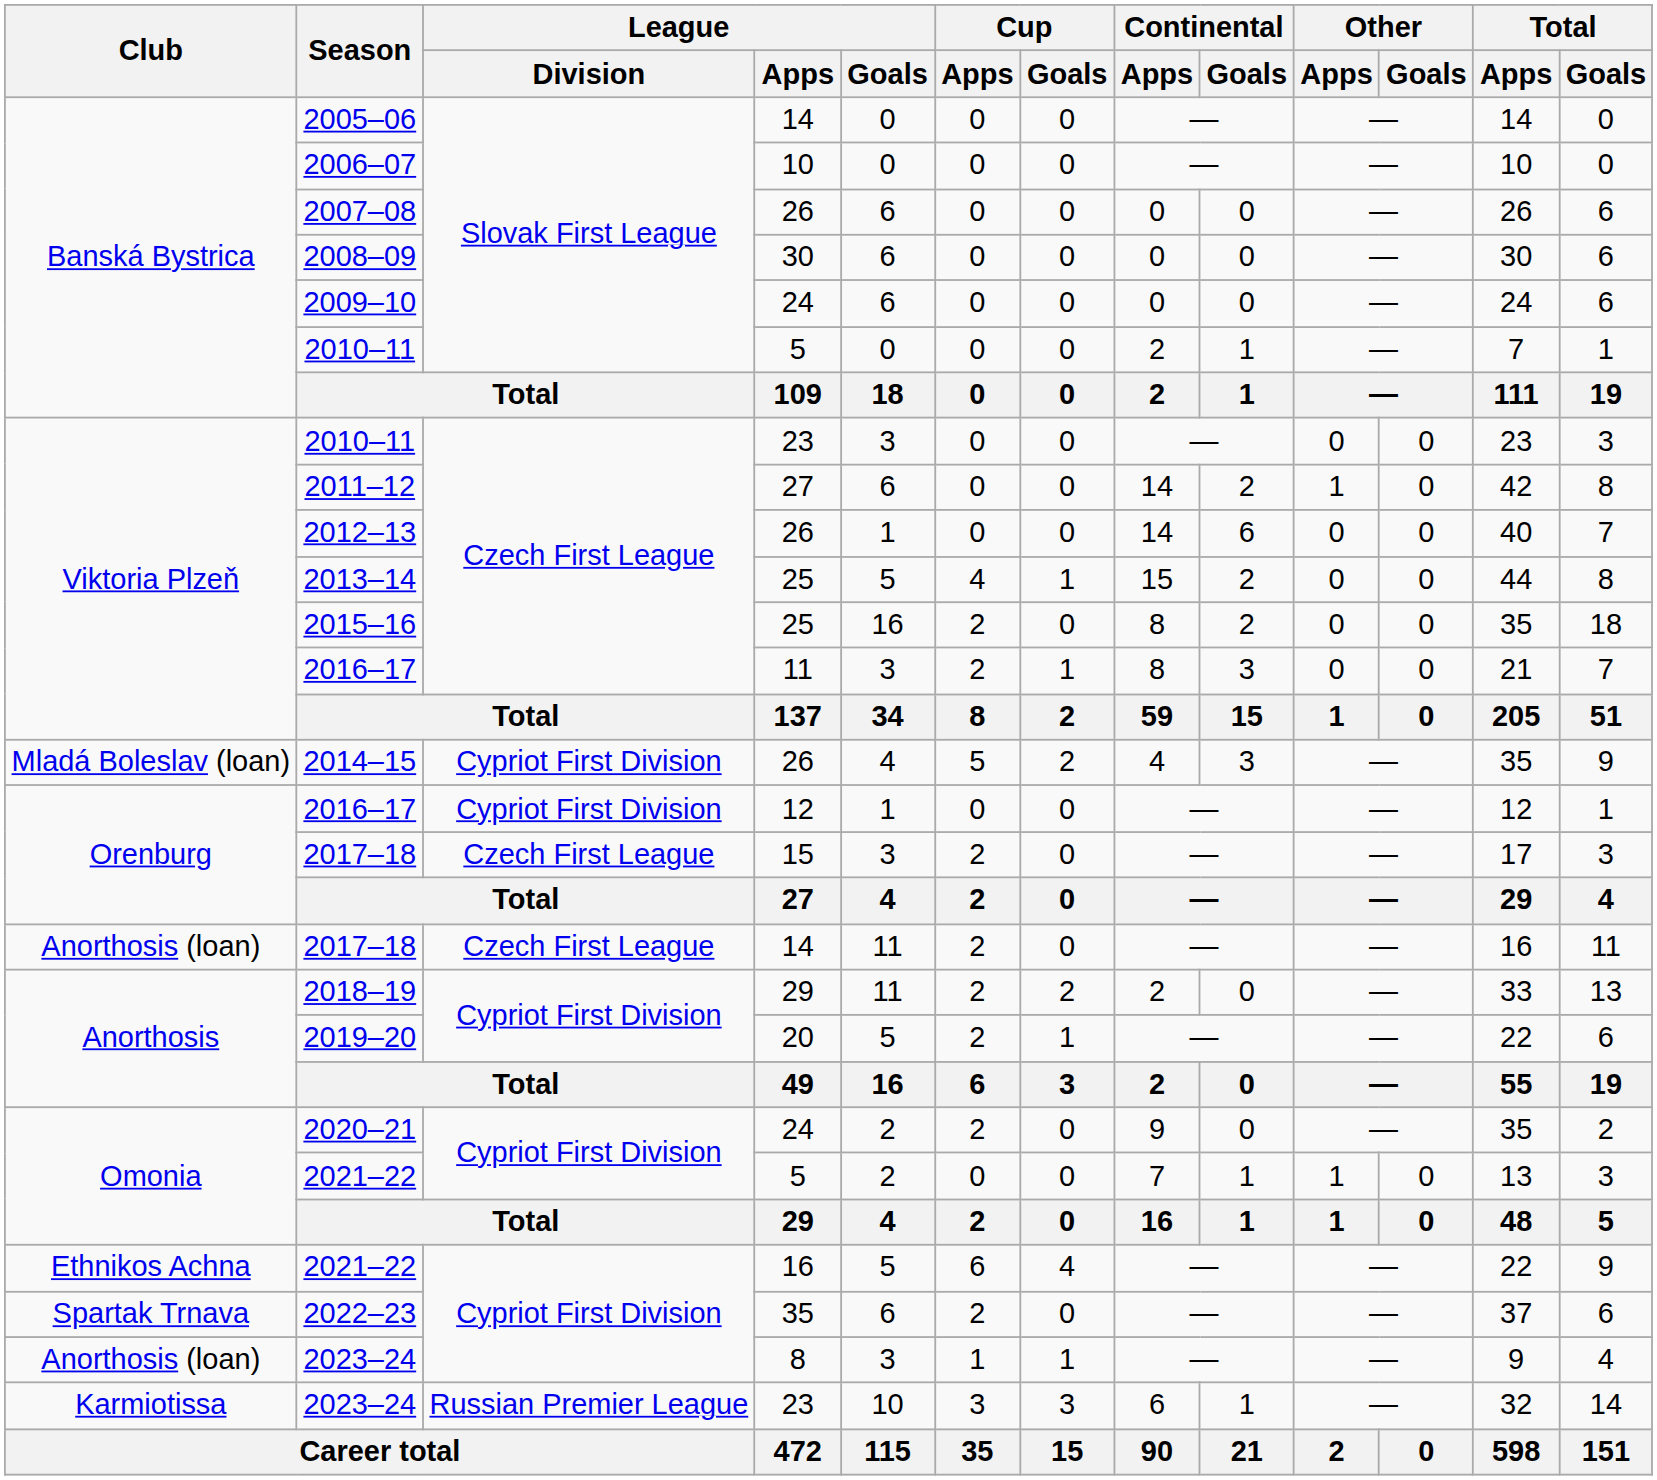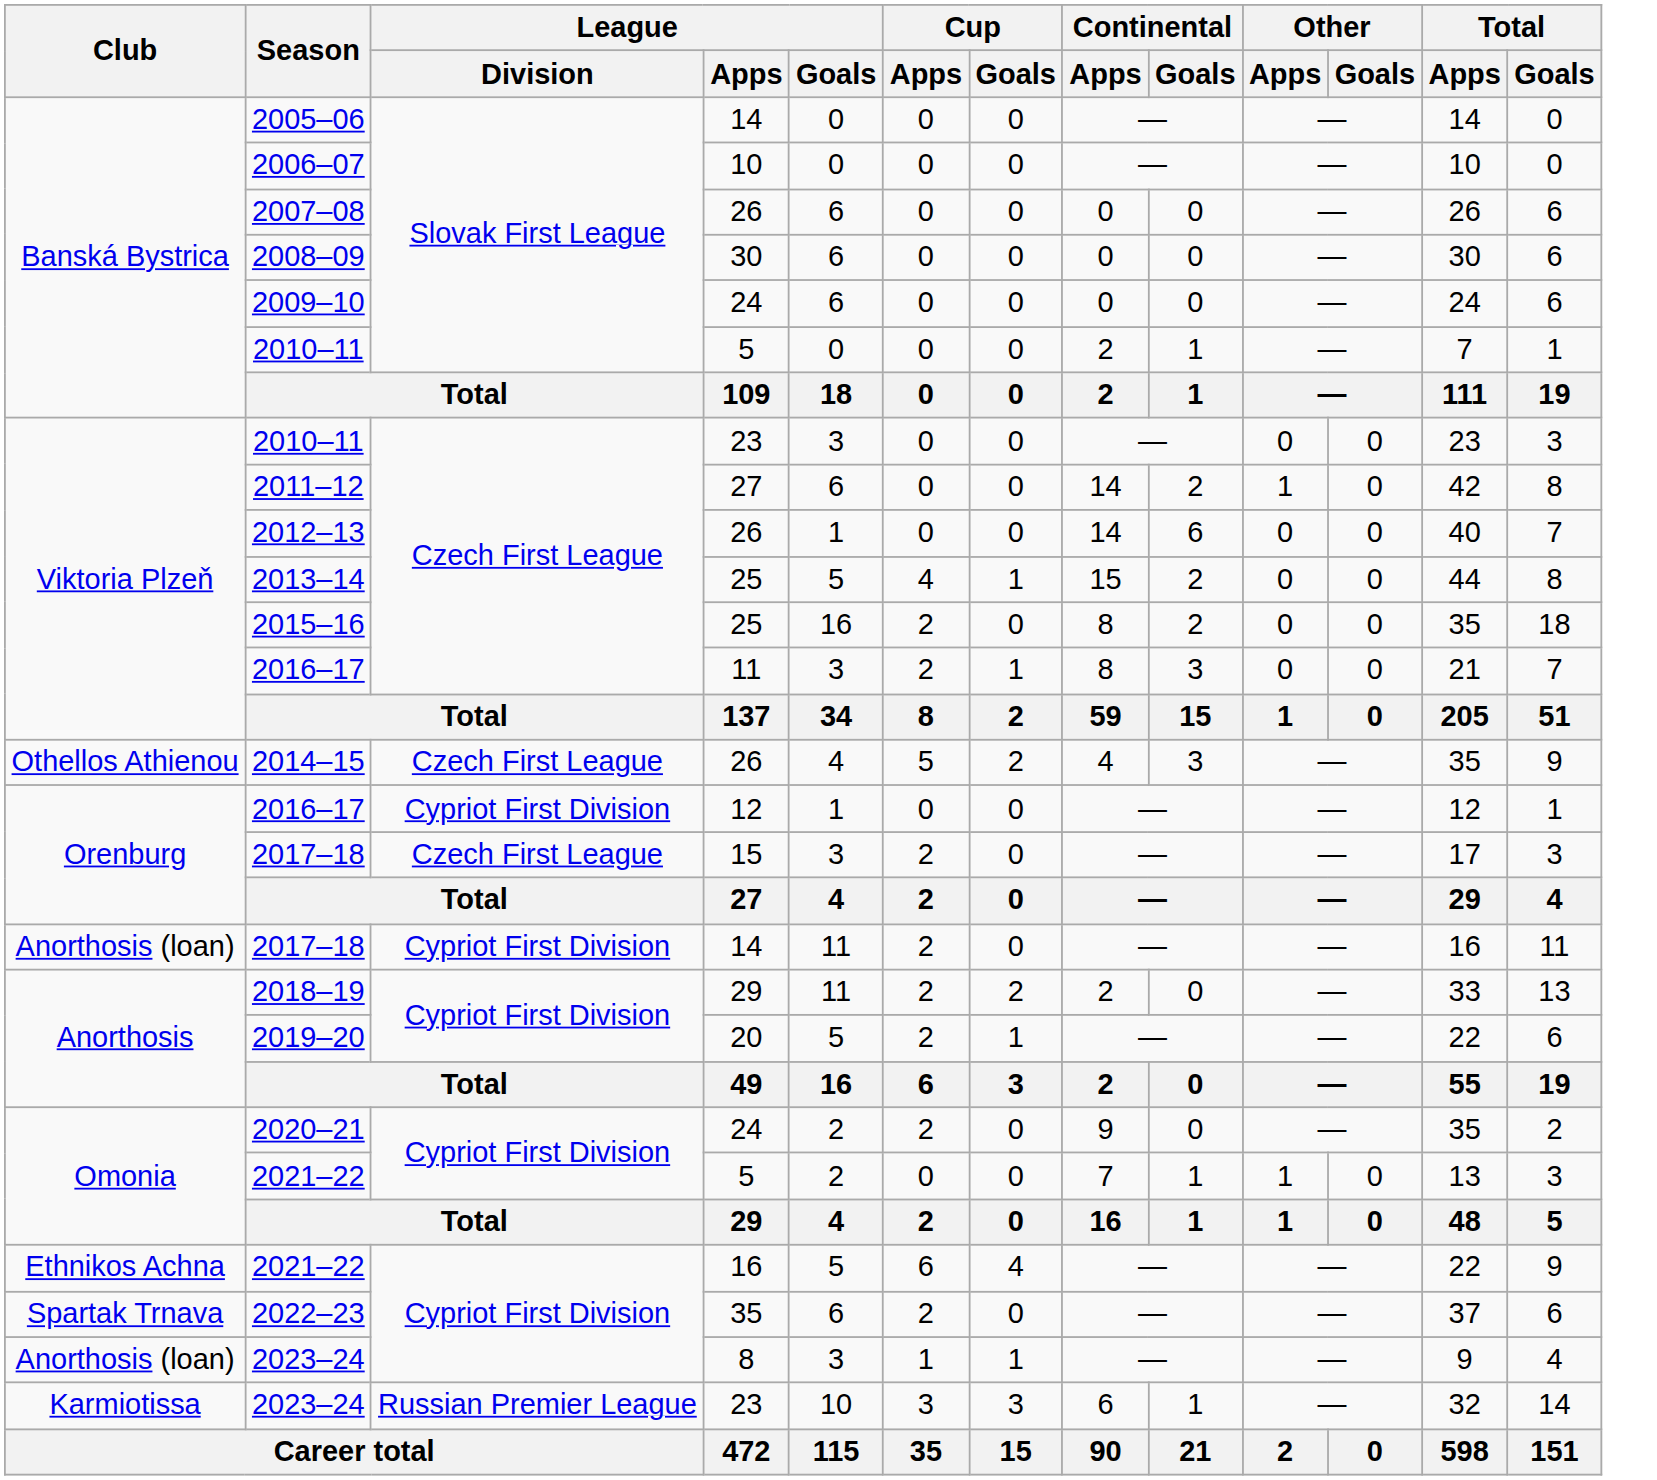(151, 762) Mladá Boleslav (loan) -> (125, 762) Othellos Athienou
(589, 762) Cypriot First Division -> (537, 762) Czech First League
(589, 946) Czech First League -> (537, 946) Cypriot First Division
